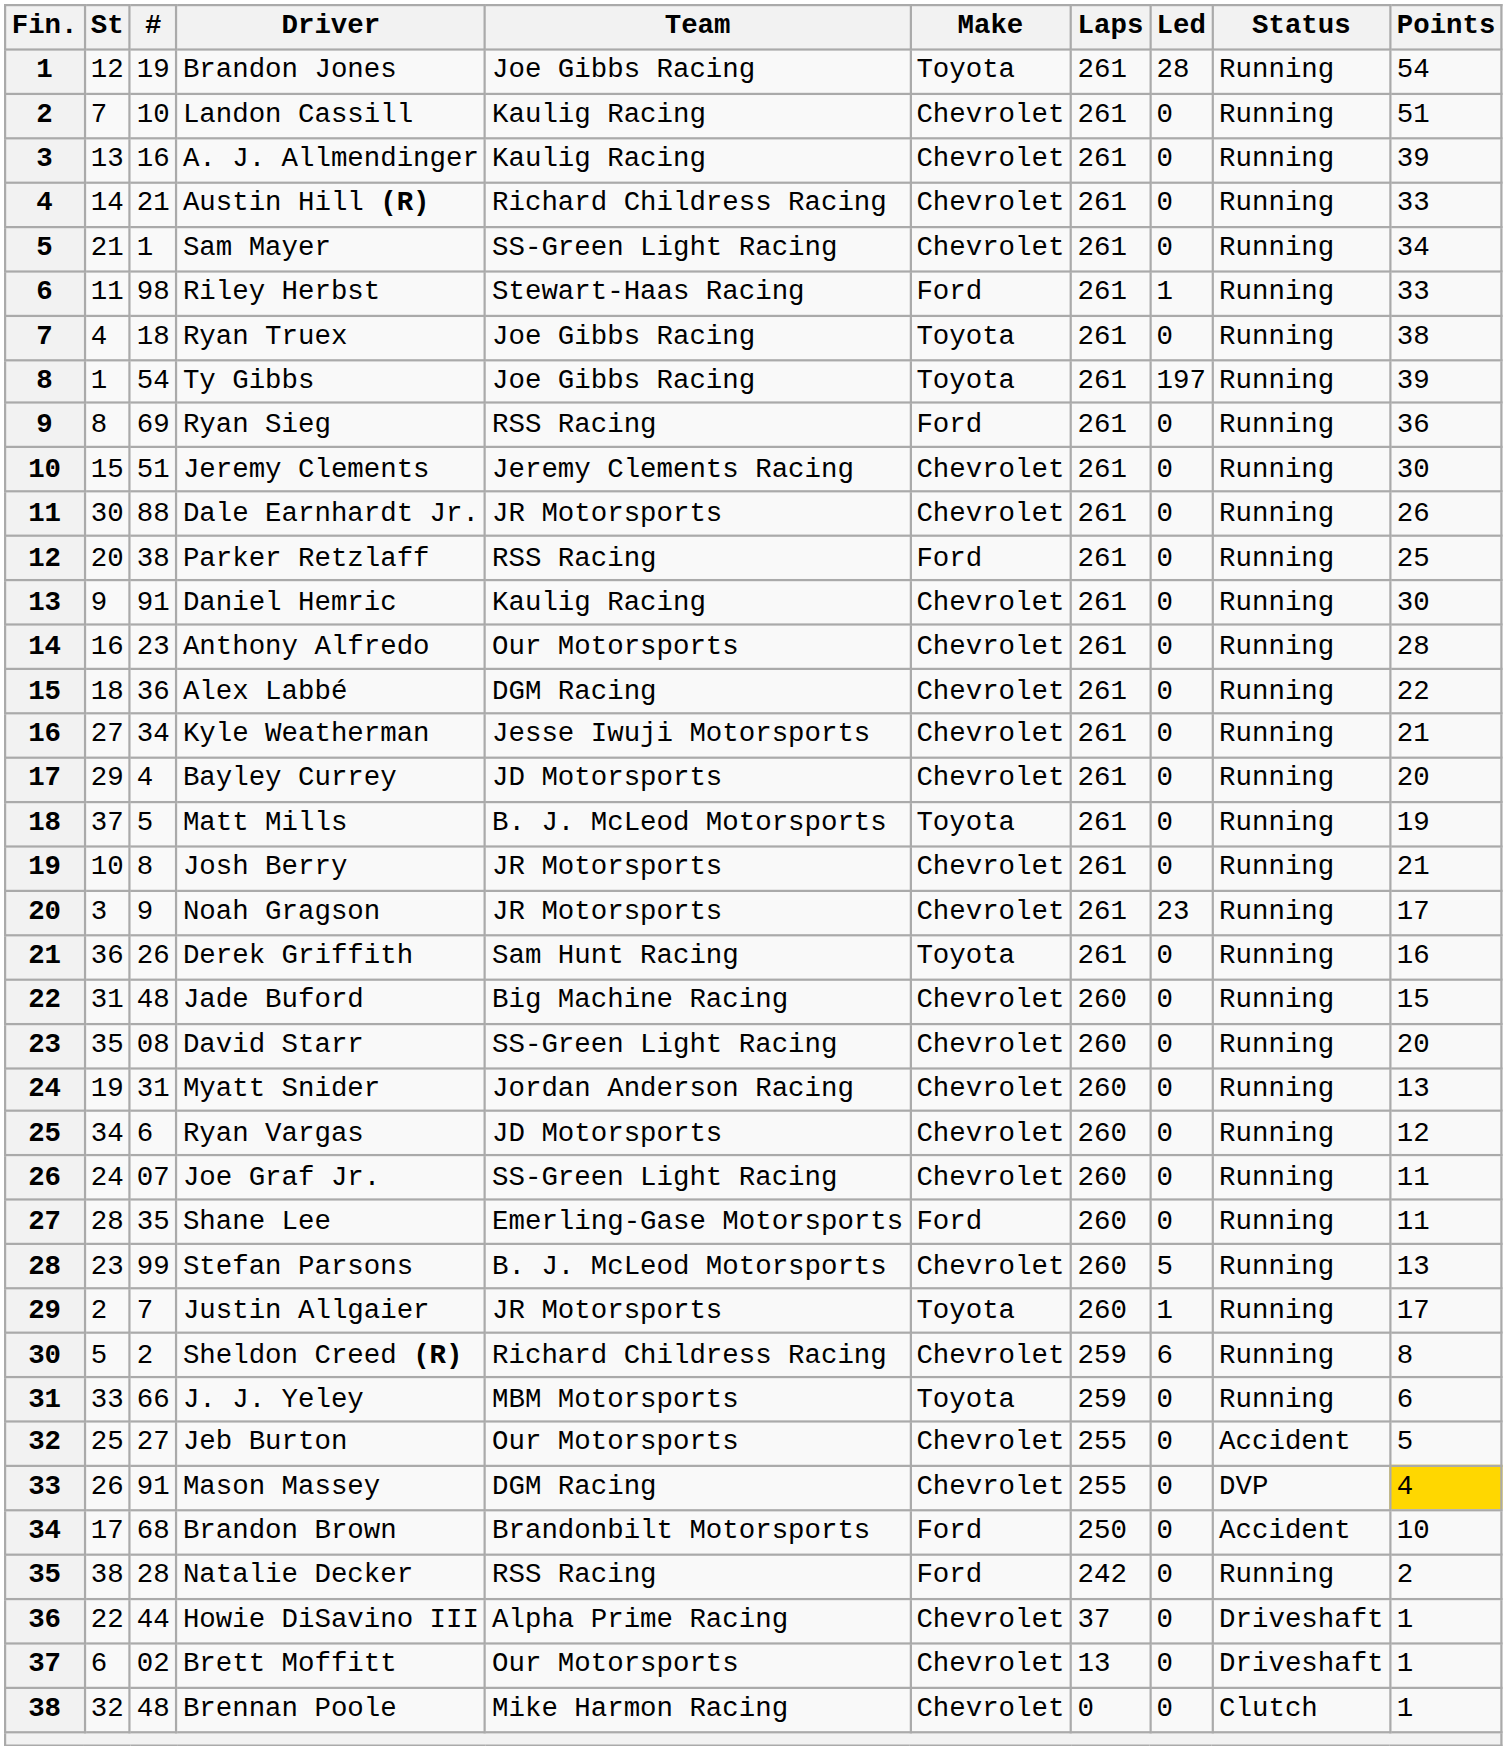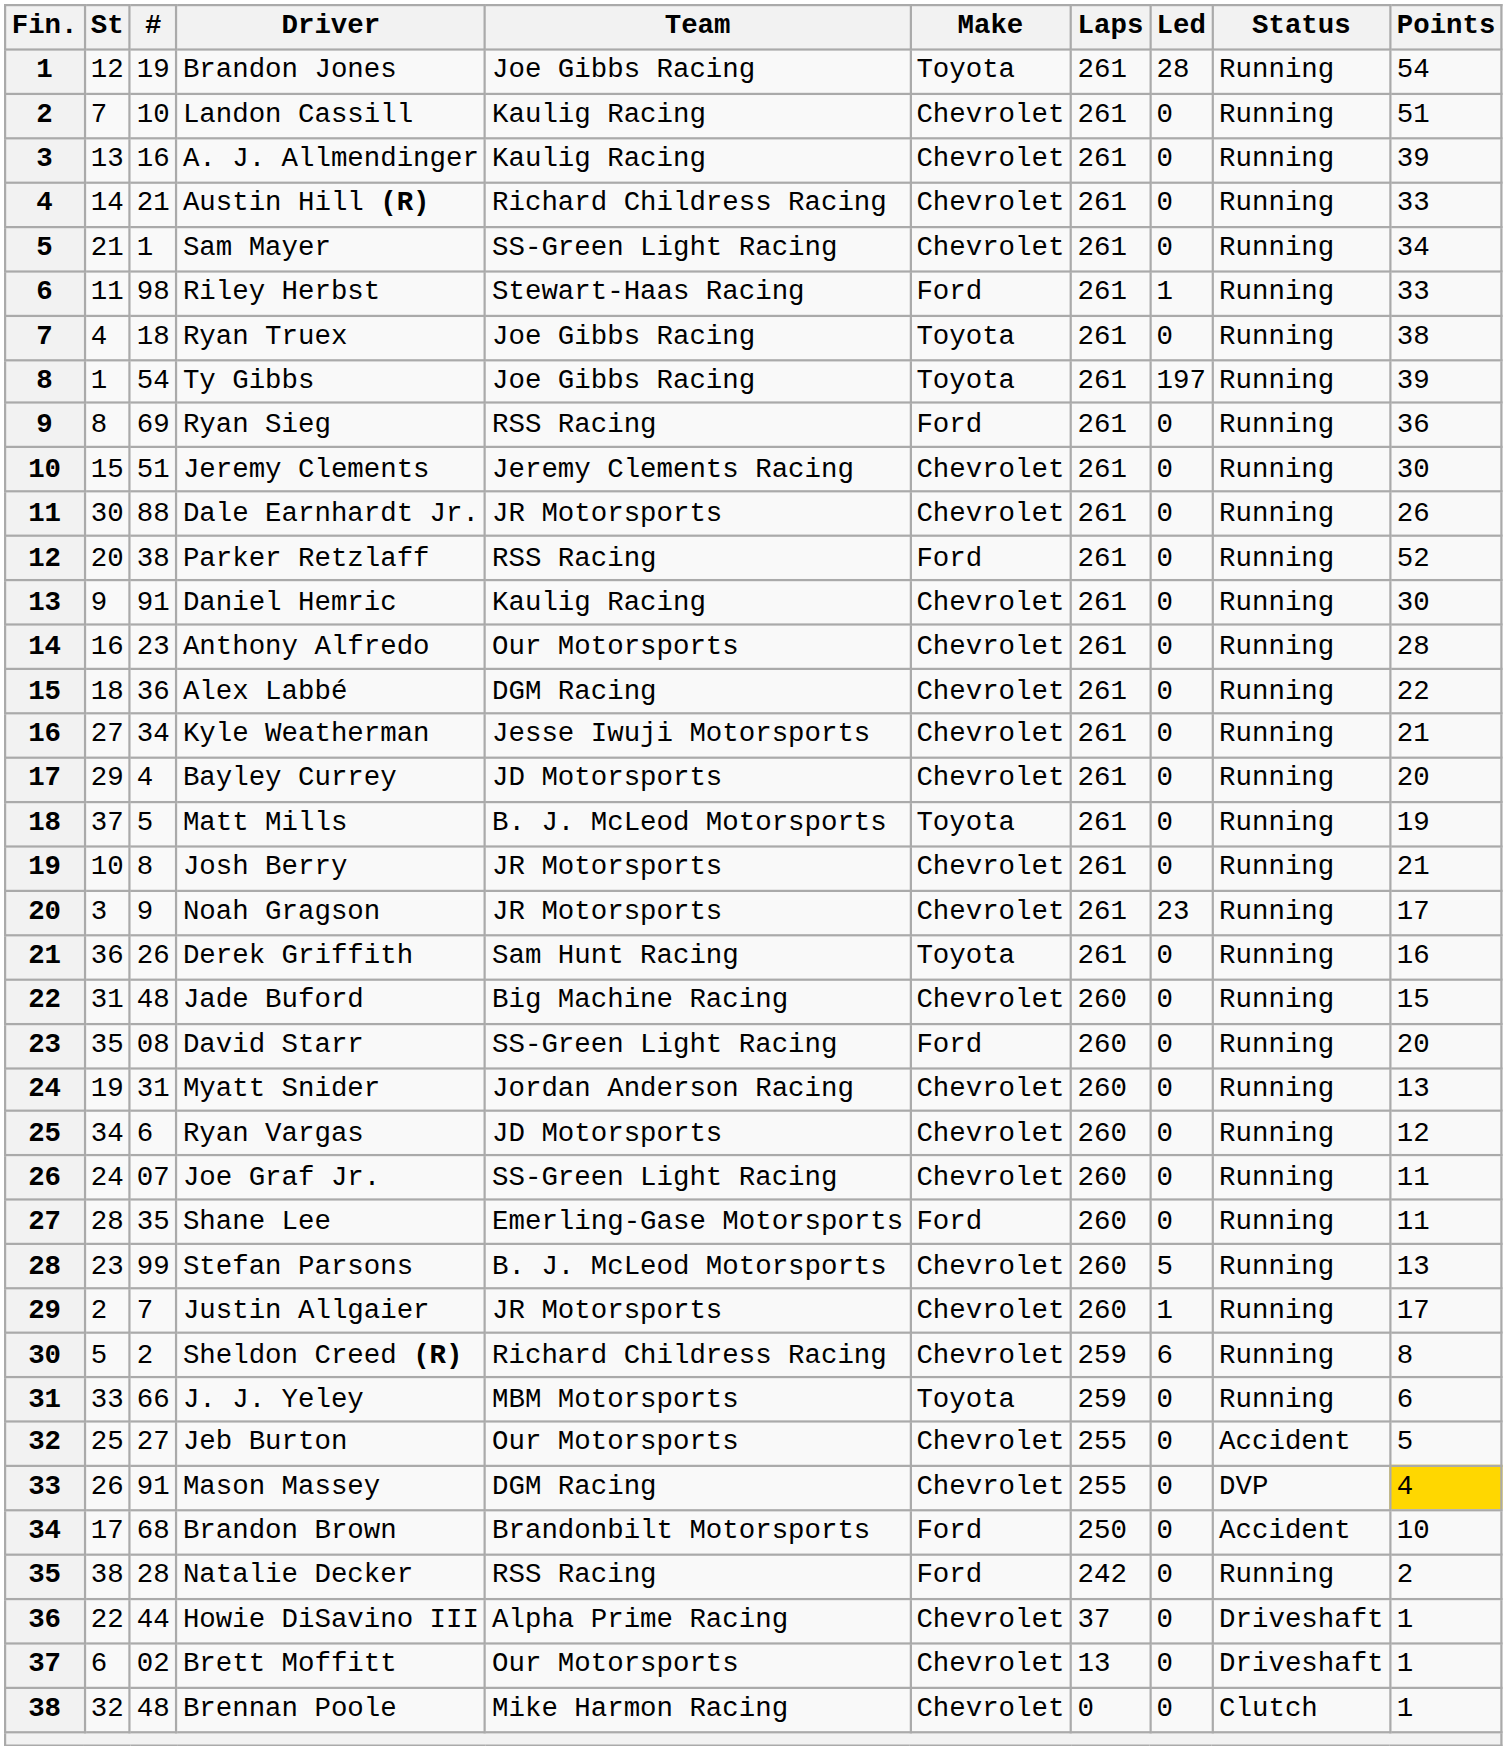(1413, 559) 25 -> (1413, 559) 52
(990, 1046) Chevrolet -> (949, 1046) Ford
(966, 1311) Toyota -> (990, 1311) Chevrolet
